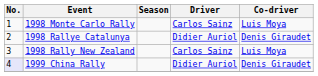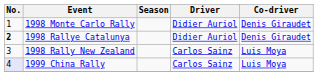(202, 25) Carlos Sainz -> (205, 25) Didier Auriol
(264, 25) Luis Moya -> (276, 25) Denis Giraudet
(9, 38) normal -> (9, 38) bold
(205, 65) Didier Auriol -> (202, 65) Carlos Sainz
(276, 65) Denis Giraudet -> (264, 65) Luis Moya
